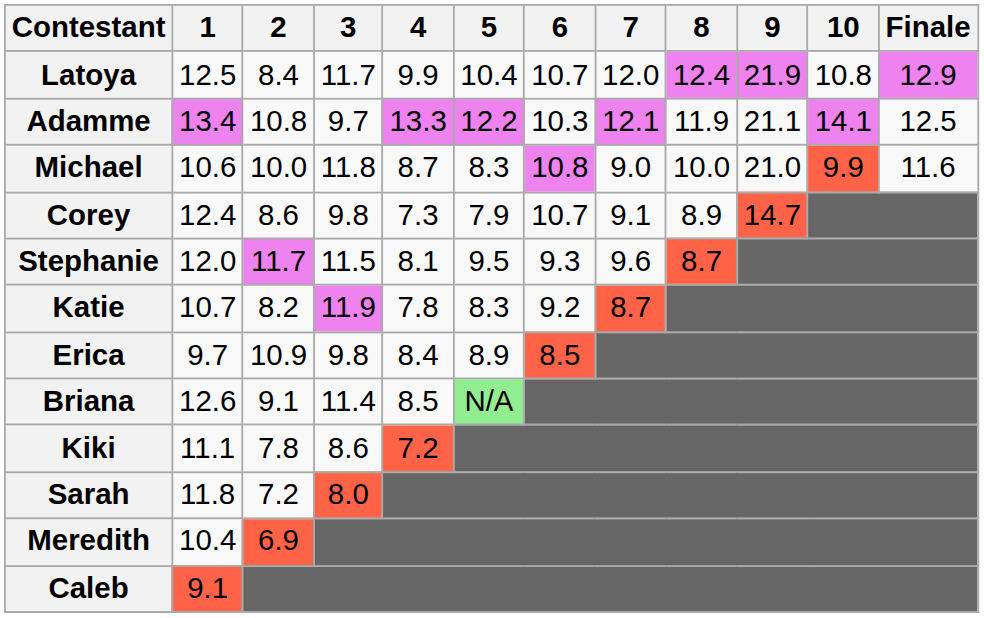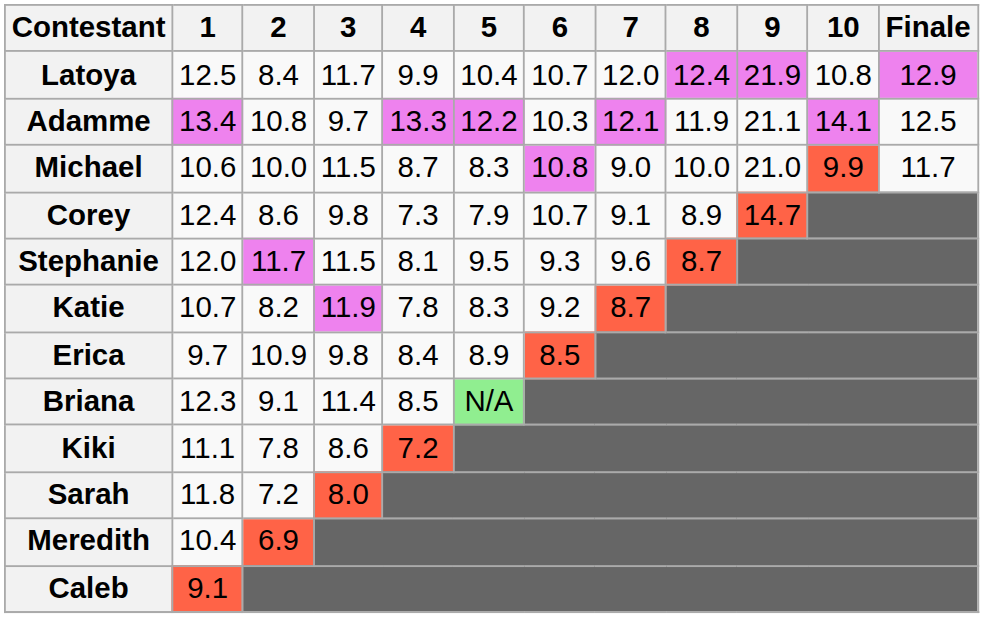(348, 167) 11.8 -> (348, 167) 11.5
(928, 167) 11.6 -> (928, 167) 11.7
(208, 401) 12.6 -> (208, 401) 12.3
